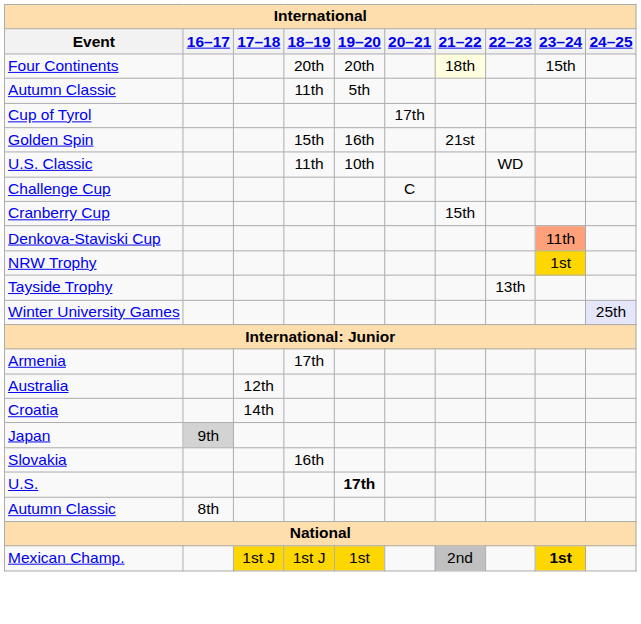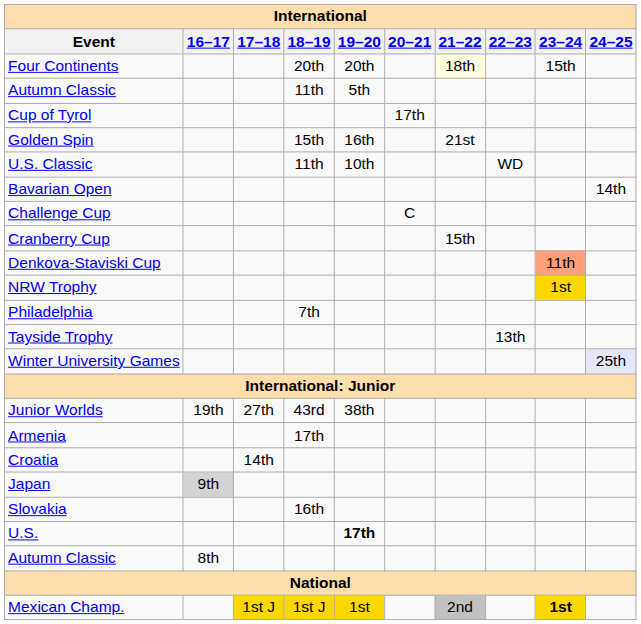+ row: (60, 189)
+ row: (50, 312)
+ row: (55, 410)
- row: (38, 386)
